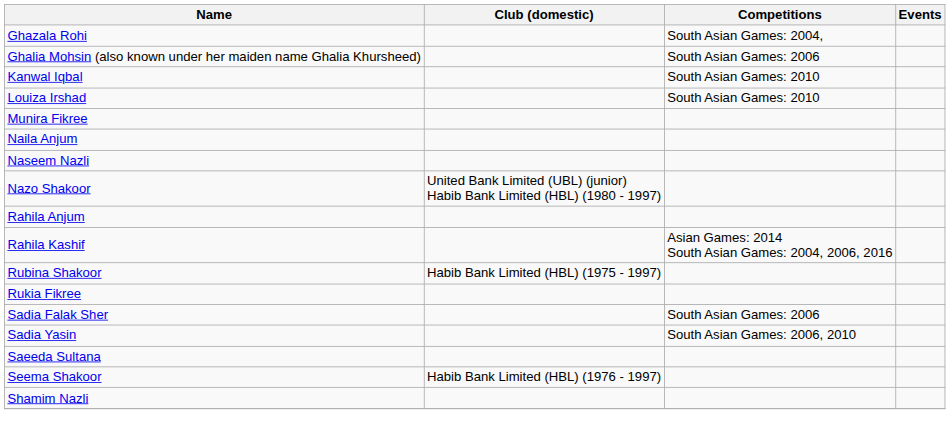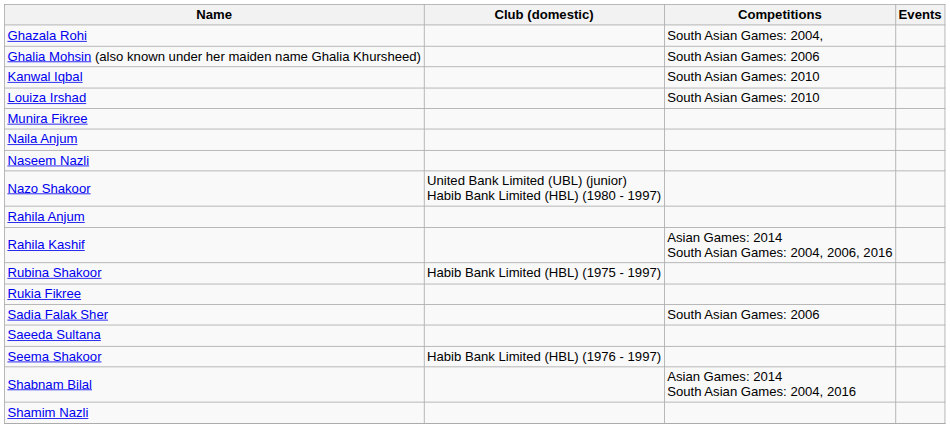- row: (42, 335)
+ row: (50, 384)
